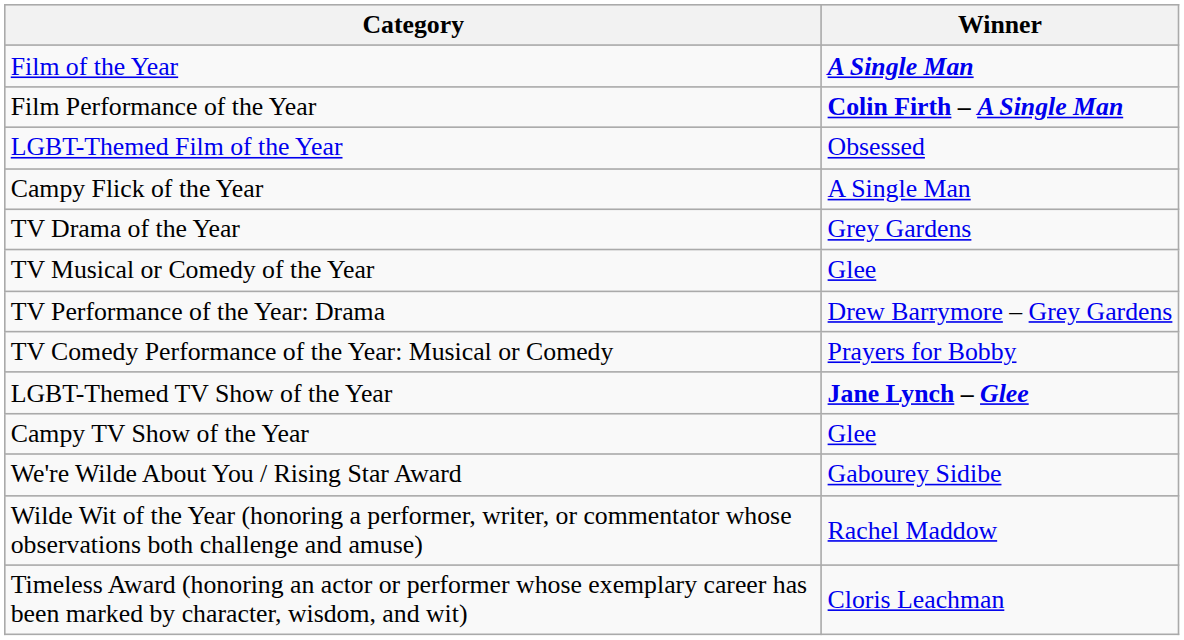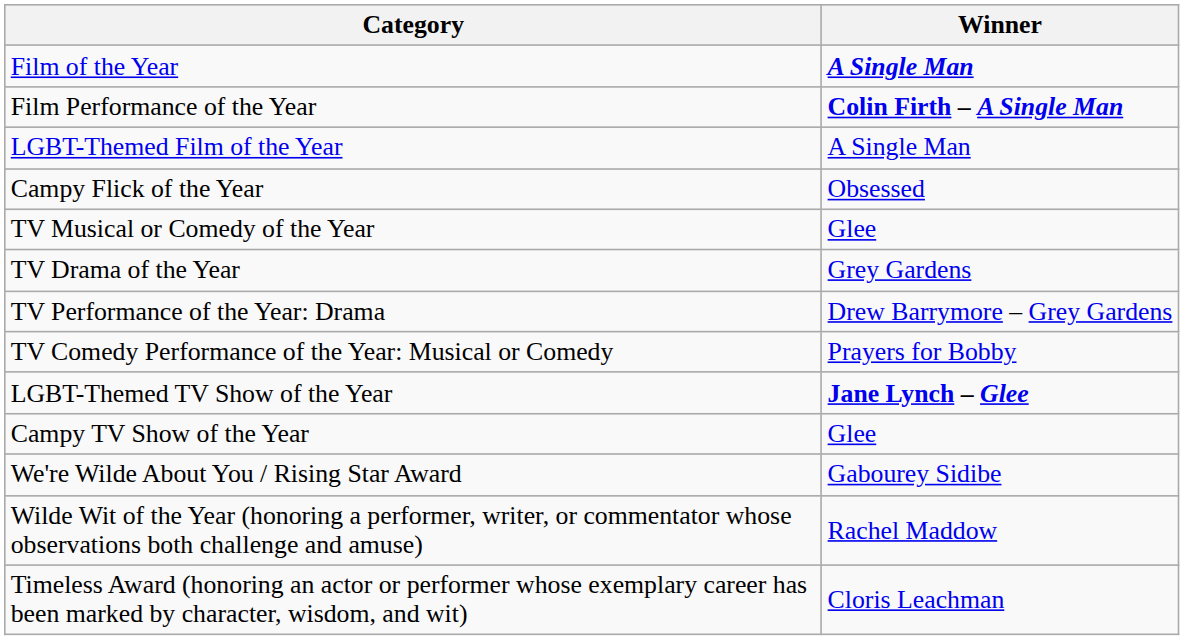(876, 147) Obsessed -> (899, 147) A Single Man
(899, 188) A Single Man -> (876, 188) Obsessed
rows swapped: (125, 229) <-> (193, 270)
